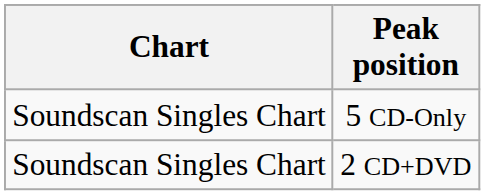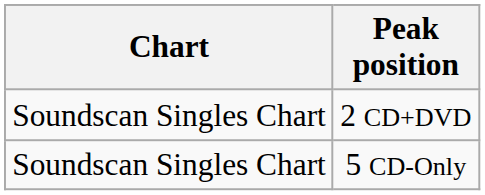rows swapped: (406, 164) <-> (406, 114)
